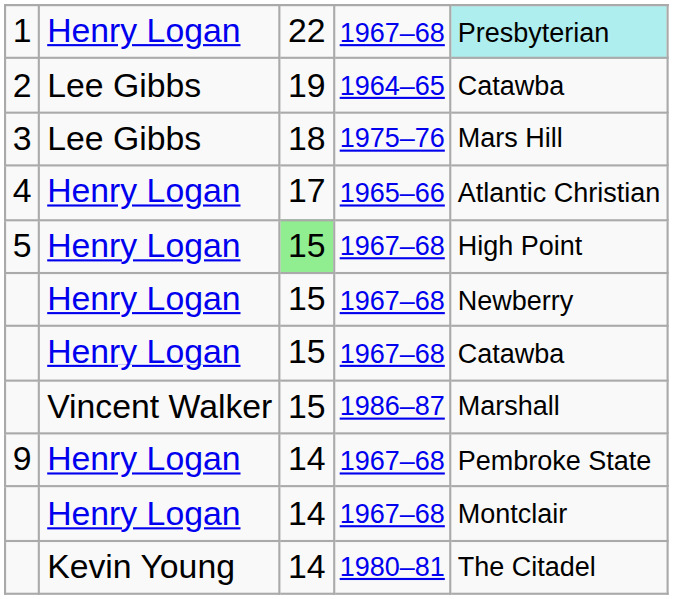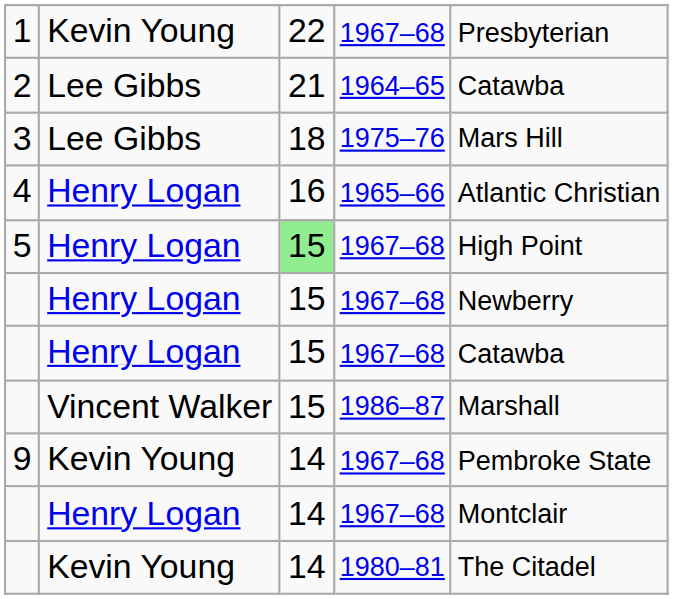(144, 31) Henry Logan -> (141, 31) Kevin Young
(533, 32) paleturquoise background -> (533, 32) no background
(307, 84) 19 -> (307, 84) 21
(307, 191) 17 -> (307, 191) 16
(144, 459) Henry Logan -> (141, 459) Kevin Young
